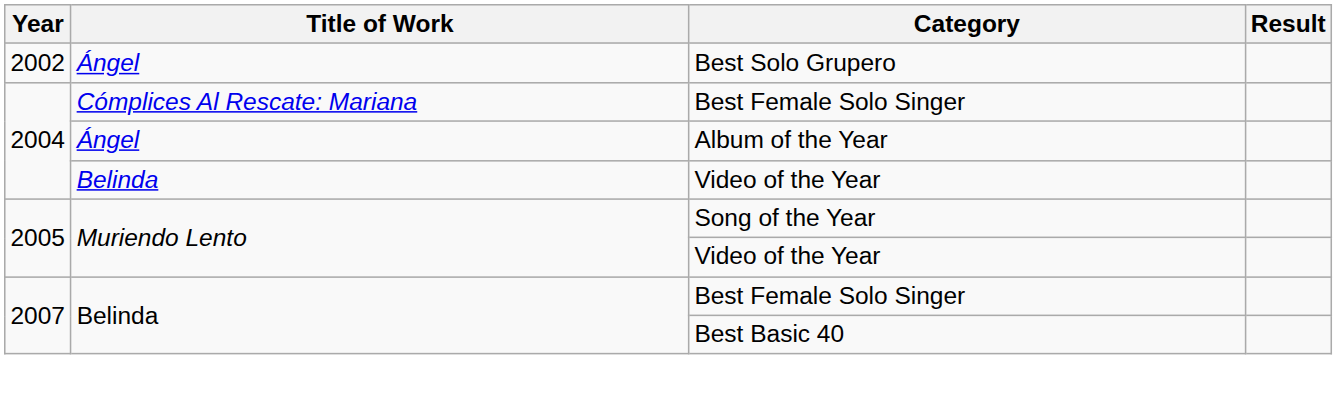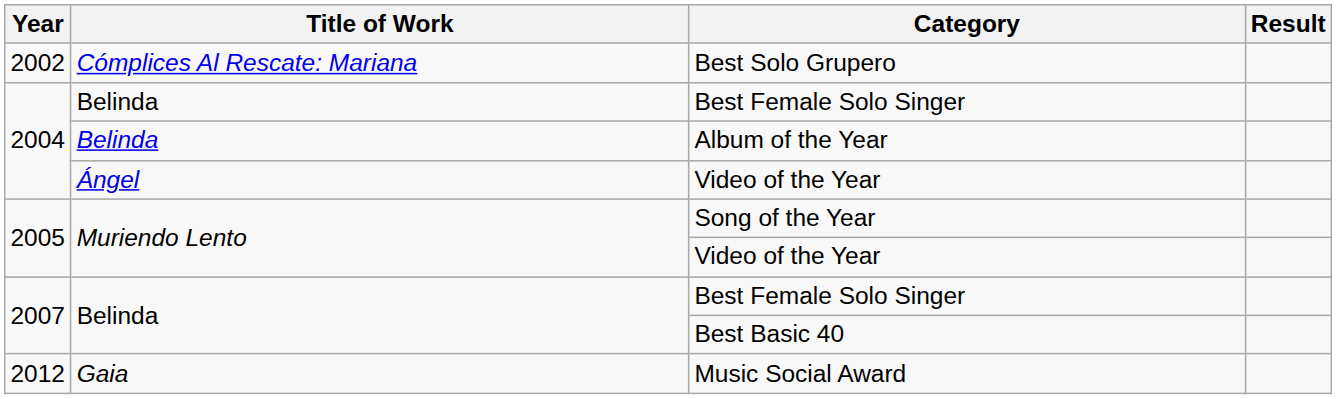(108, 62) Ángel -> (247, 62) Cómplices Al Rescate: Mariana
(247, 101) Cómplices Al Rescate: Mariana -> (117, 101) Belinda
(108, 140) Ángel -> (117, 140) Belinda
(117, 179) Belinda -> (108, 179) Ángel
+ row: (38, 373)
